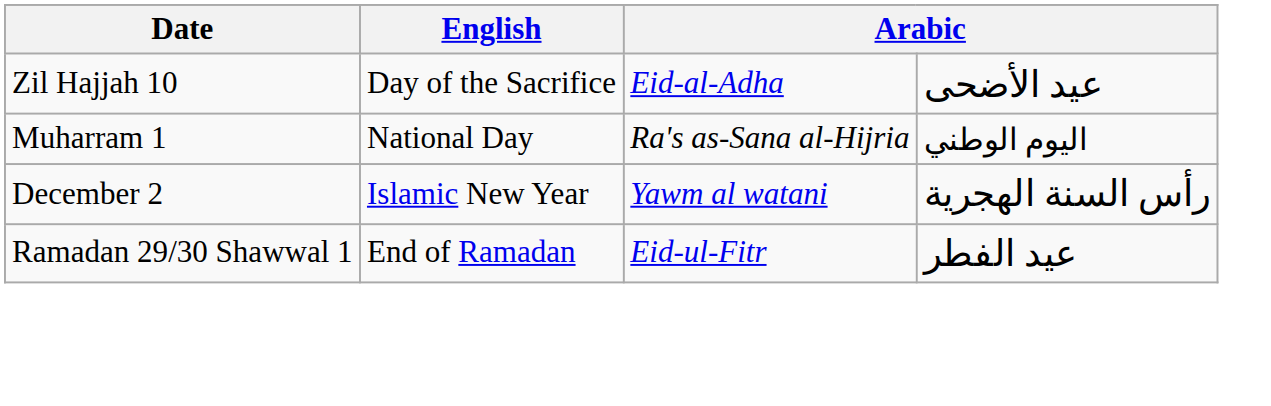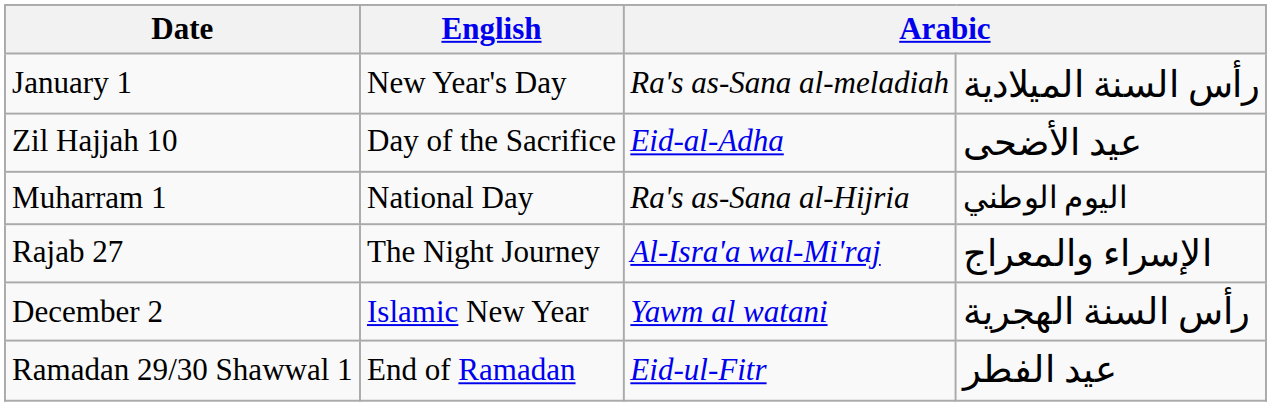+ row: (72, 83)
+ row: (68, 252)
